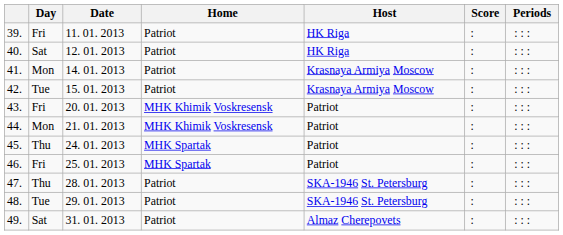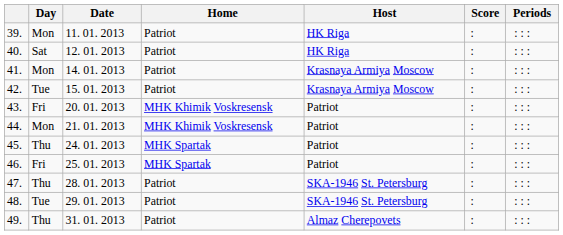(39, 32) Fri -> (43, 32) Mon
(39, 220) Sat -> (41, 220) Thu
